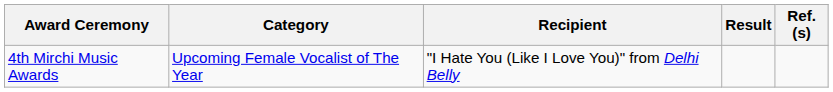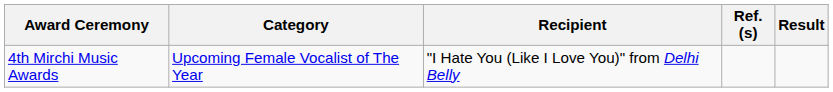columns swapped: (748, 25) <-> (802, 25)
